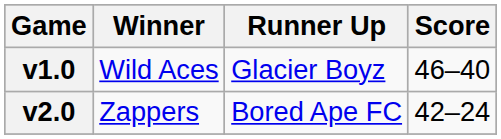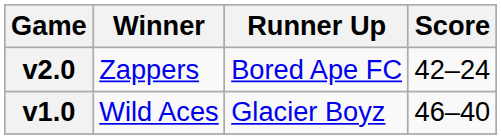rows swapped: (49, 69) <-> (49, 112)
